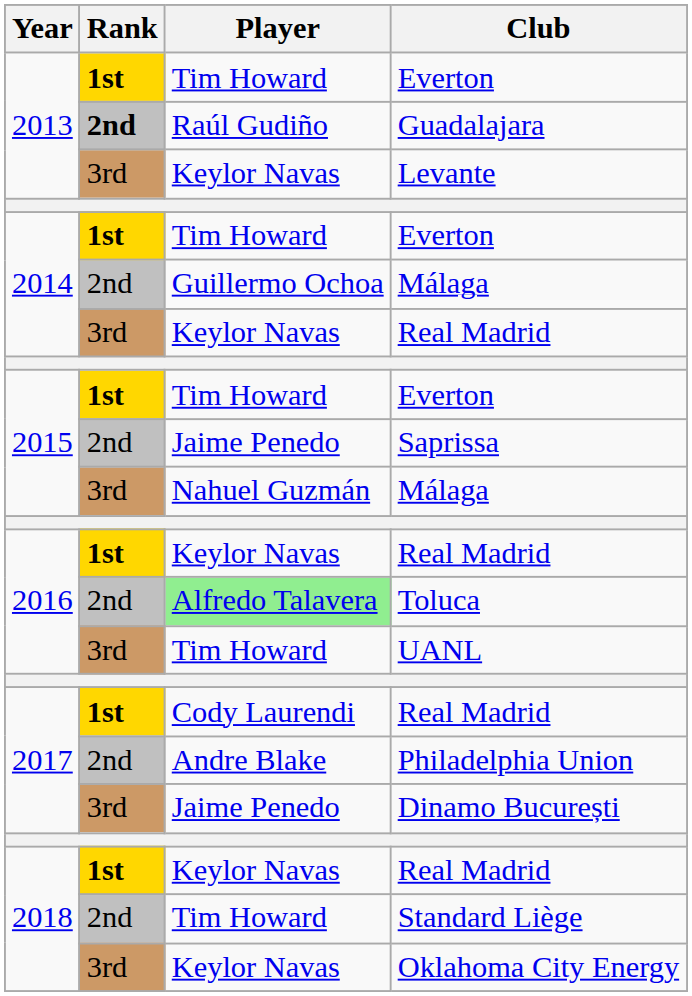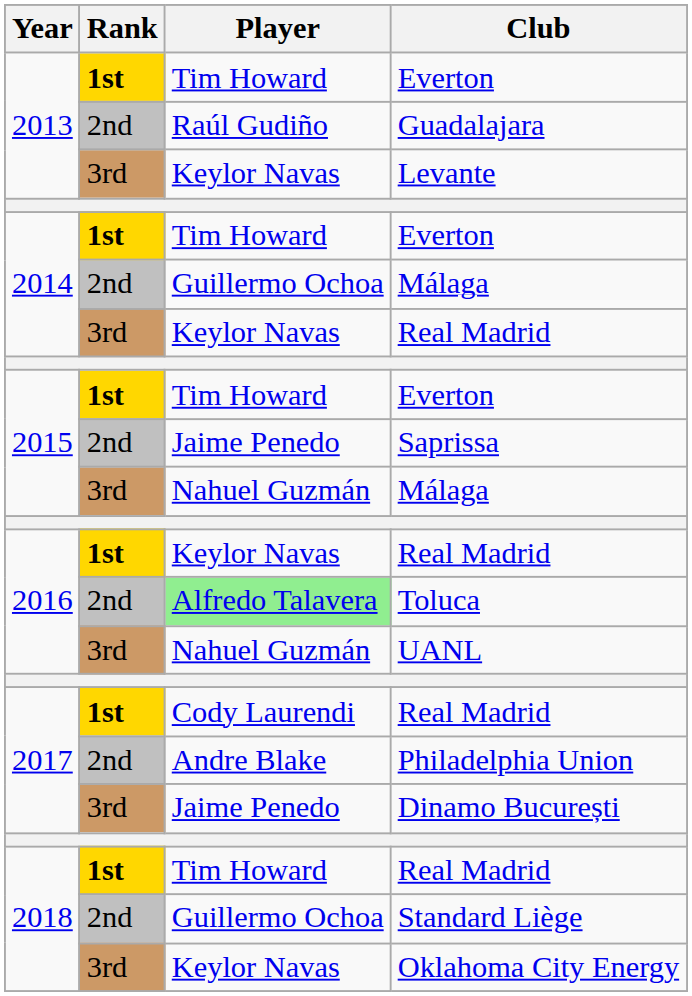(111, 125) bold -> (110, 125) normal
(249, 649) Tim Howard -> (271, 649) Nahuel Guzmán
(256, 870) Keylor Navas -> (249, 870) Tim Howard
(249, 918) Tim Howard -> (278, 918) Guillermo Ochoa
